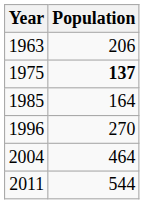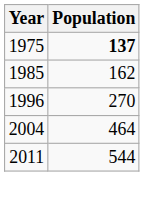- row: (26, 46)
(122, 101) 164 -> (122, 74) 162
